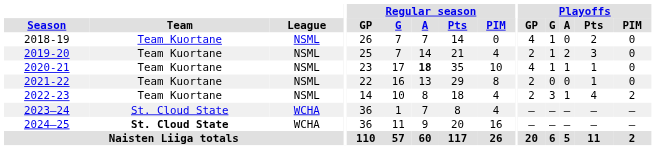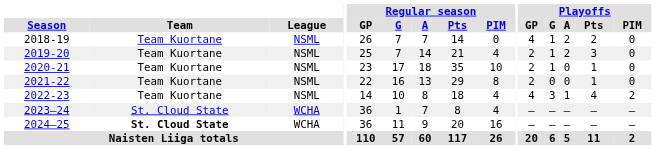(567, 39) 0 -> (567, 39) 2
(425, 67) bold -> (425, 67) normal
(531, 67) 4 -> (531, 67) 2
(567, 67) 1 -> (567, 67) 0
(531, 96) 2 -> (531, 96) 4
